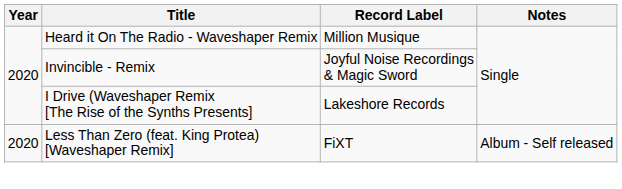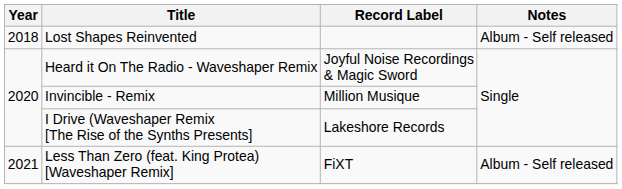+ row: (121, 37)
(372, 37) Million Musique -> (399, 67) Joyful Noise Recordings & Magic Sword
(399, 67) Joyful Noise Recordings & Magic Sword -> (372, 97) Million Musique
(23, 142) 2020 -> (23, 165) 2021
